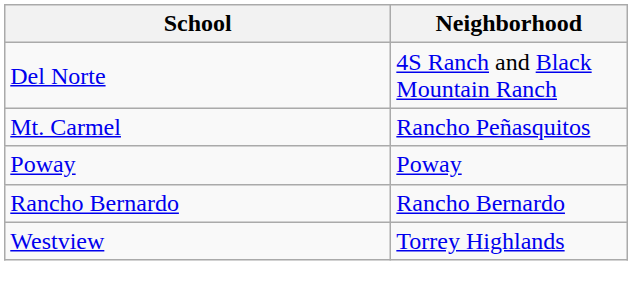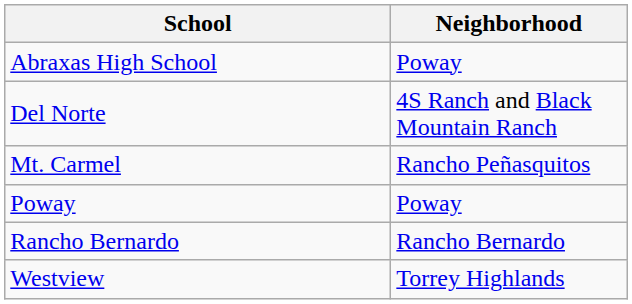+ row: (114, 61)
